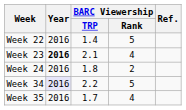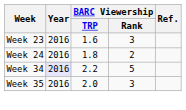- row: (25, 40)
(59, 55) bold -> (59, 40) normal
(90, 55) 2.1 -> (90, 40) 1.6
(132, 55) 4 -> (132, 40) 3
(90, 98) 1.7 -> (90, 84) 2.0
(132, 98) 4 -> (132, 84) 3
